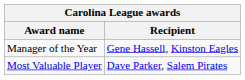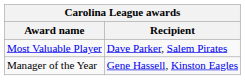rows swapped: (54, 65) <-> (52, 48)
